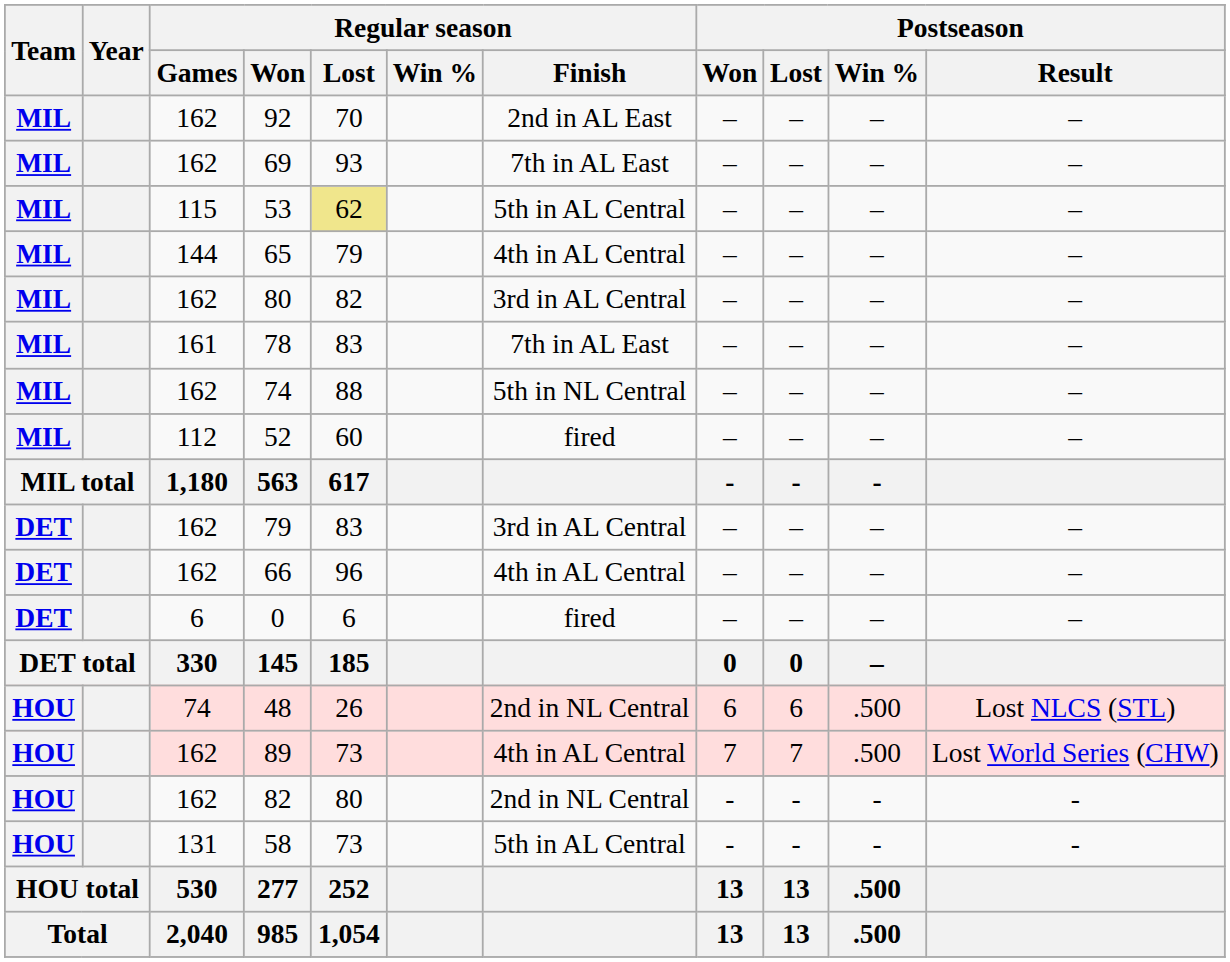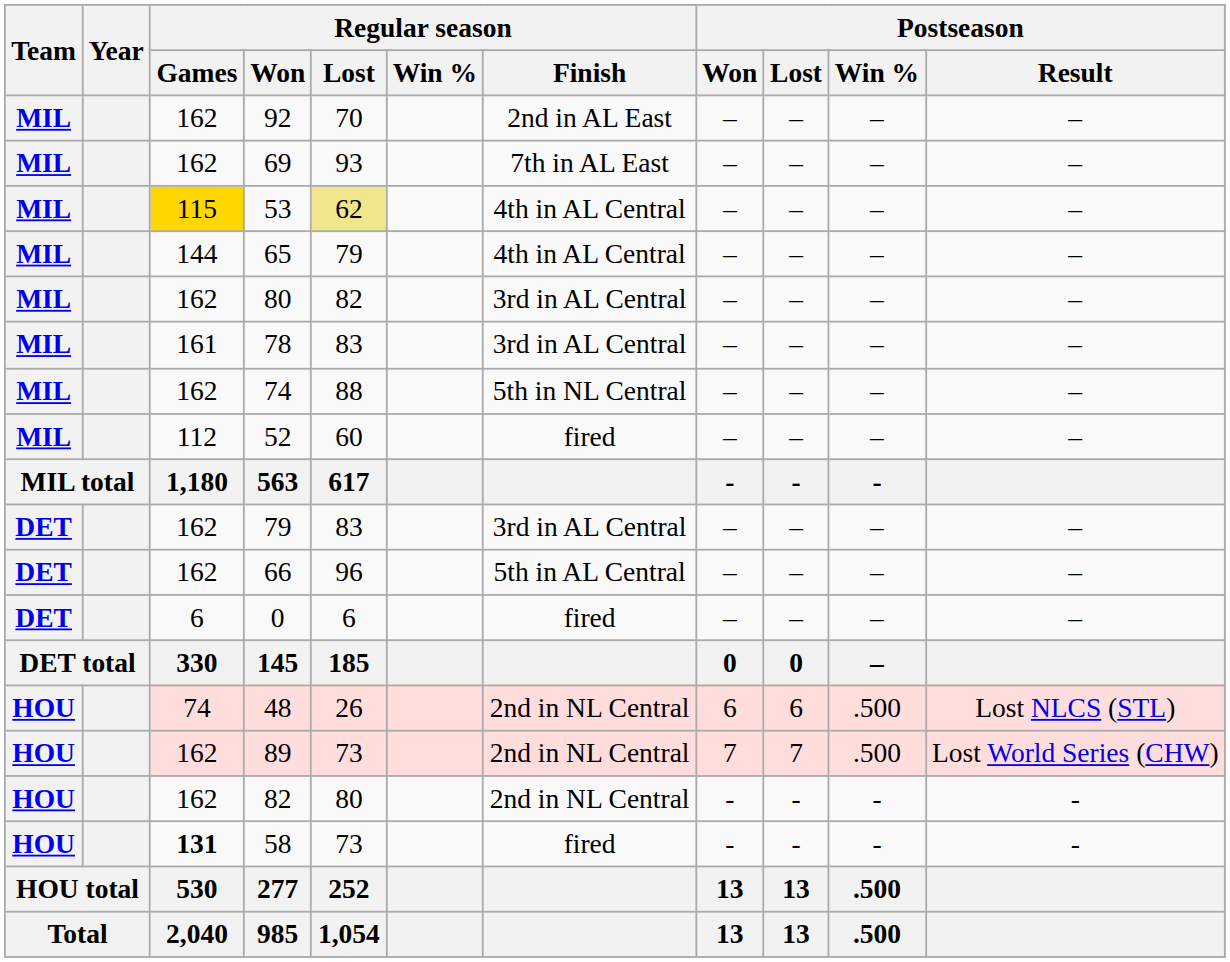(197, 208) no background -> (197, 208) gold background
(590, 208) 5th in AL Central -> (590, 208) 4th in AL Central
(590, 344) 7th in AL East -> (590, 344) 3rd in AL Central
(590, 571) 4th in AL Central -> (590, 571) 5th in AL Central
(590, 753) 4th in AL Central -> (590, 753) 2nd in NL Central
(197, 843) normal -> (197, 843) bold
(590, 843) 5th in AL Central -> (590, 843) fired
